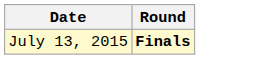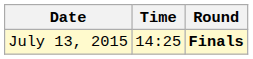+ column: (158, 17)
